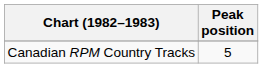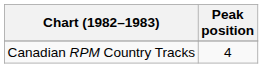(228, 52) 5 -> (228, 52) 4
